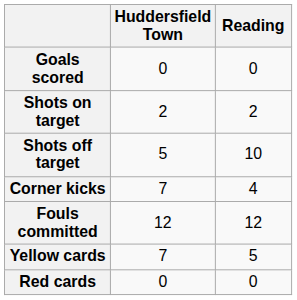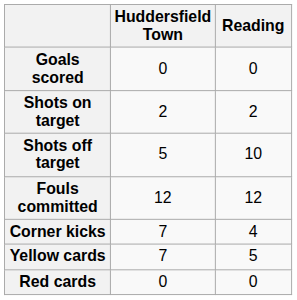rows swapped: (58, 222) <-> (58, 188)
